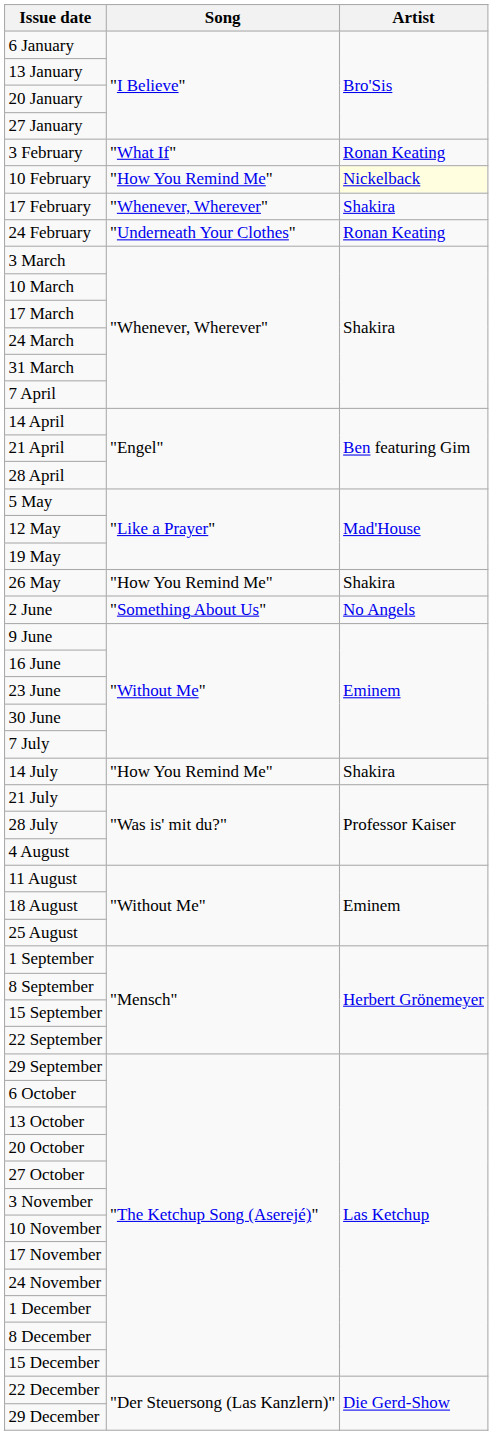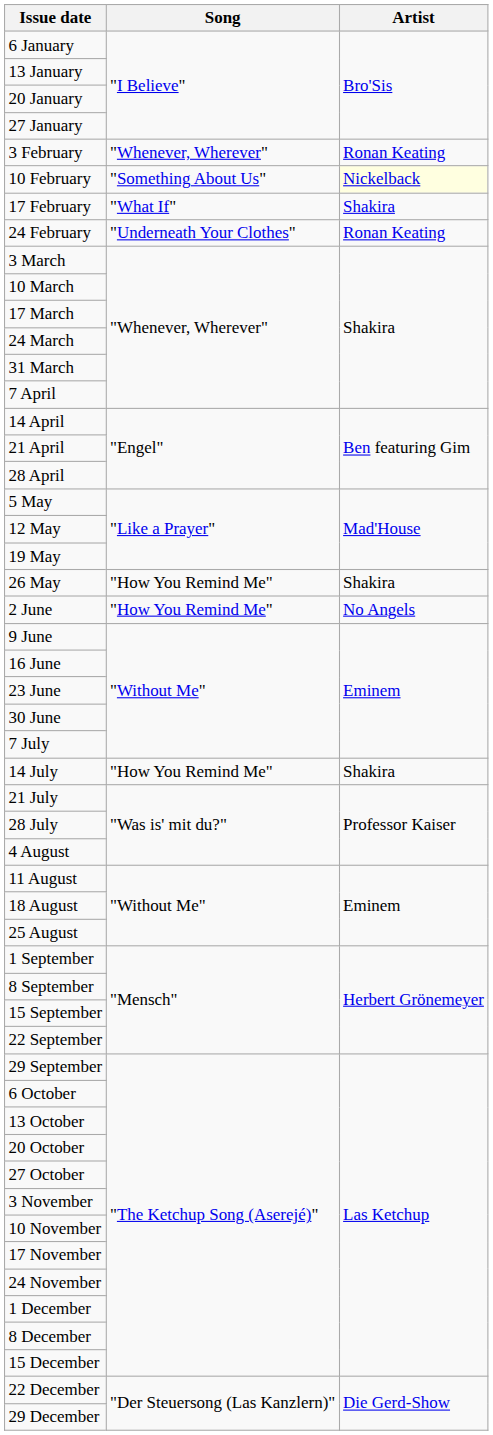(143, 152) "What If" -> (189, 152) "Whenever, Wherever"
(191, 179) "How You Remind Me" -> (188, 179) "Something About Us"
(189, 206) "Whenever, Wherever" -> (143, 206) "What If"
(188, 609) "Something About Us" -> (191, 609) "How You Remind Me"
